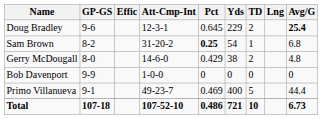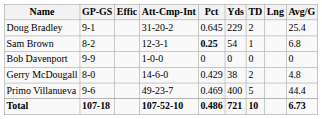(89, 28) 9-6 -> (89, 28) 9-1
(155, 28) 12-3-1 -> (158, 28) 31-20-2
(297, 28) bold -> (297, 28) normal
(158, 43) 31-20-2 -> (155, 43) 12-3-1
rows swapped: (37, 75) <-> (42, 59)
(89, 91) 9-1 -> (89, 91) 9-6
